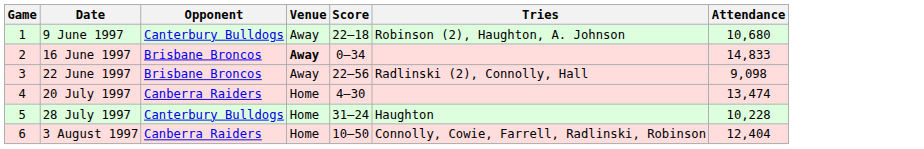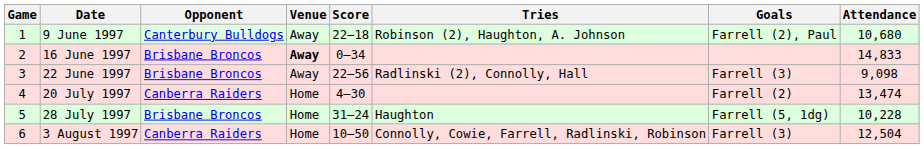+ column: (774, 14)
(214, 114) Canterbury Bulldogs -> (203, 114) Brisbane Broncos
(749, 134) 12,404 -> (879, 134) 12,504
